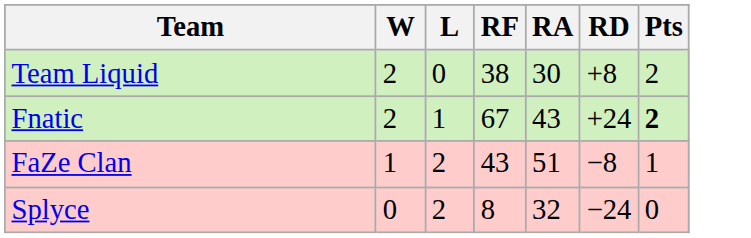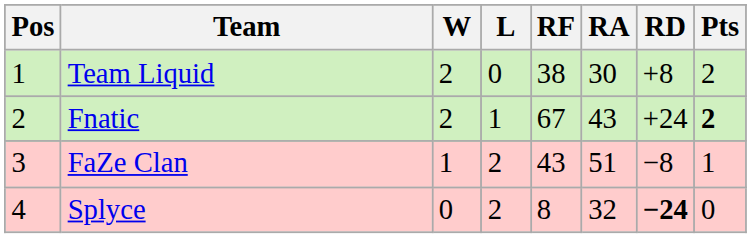+ column: (33, 27)
(609, 208) normal -> (665, 208) bold
